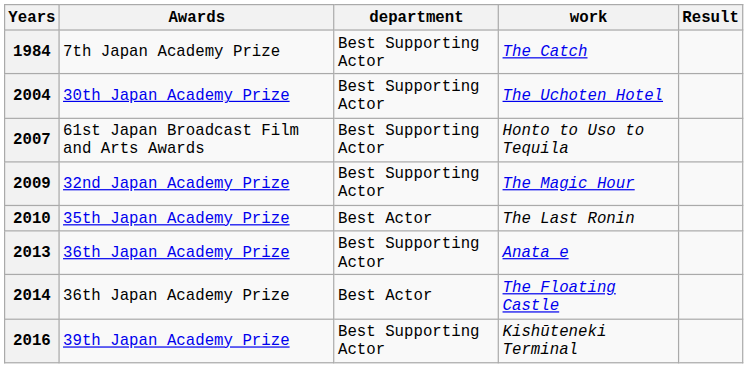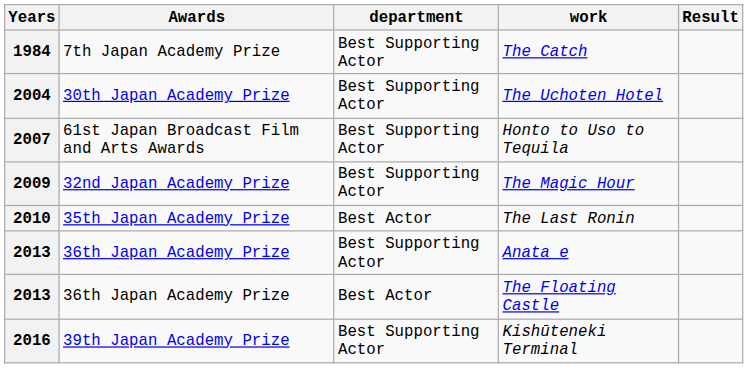(32, 297) 2014 -> (32, 297) 2013
